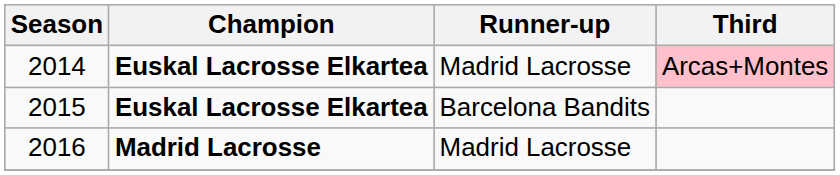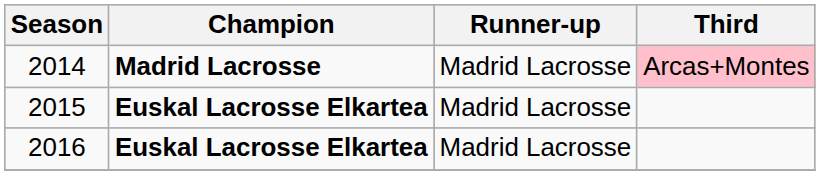(271, 66) Euskal Lacrosse Elkartea -> (218, 66) Madrid Lacrosse
(545, 107) Barcelona Bandits -> (535, 107) Madrid Lacrosse
(218, 148) Madrid Lacrosse -> (271, 148) Euskal Lacrosse Elkartea
